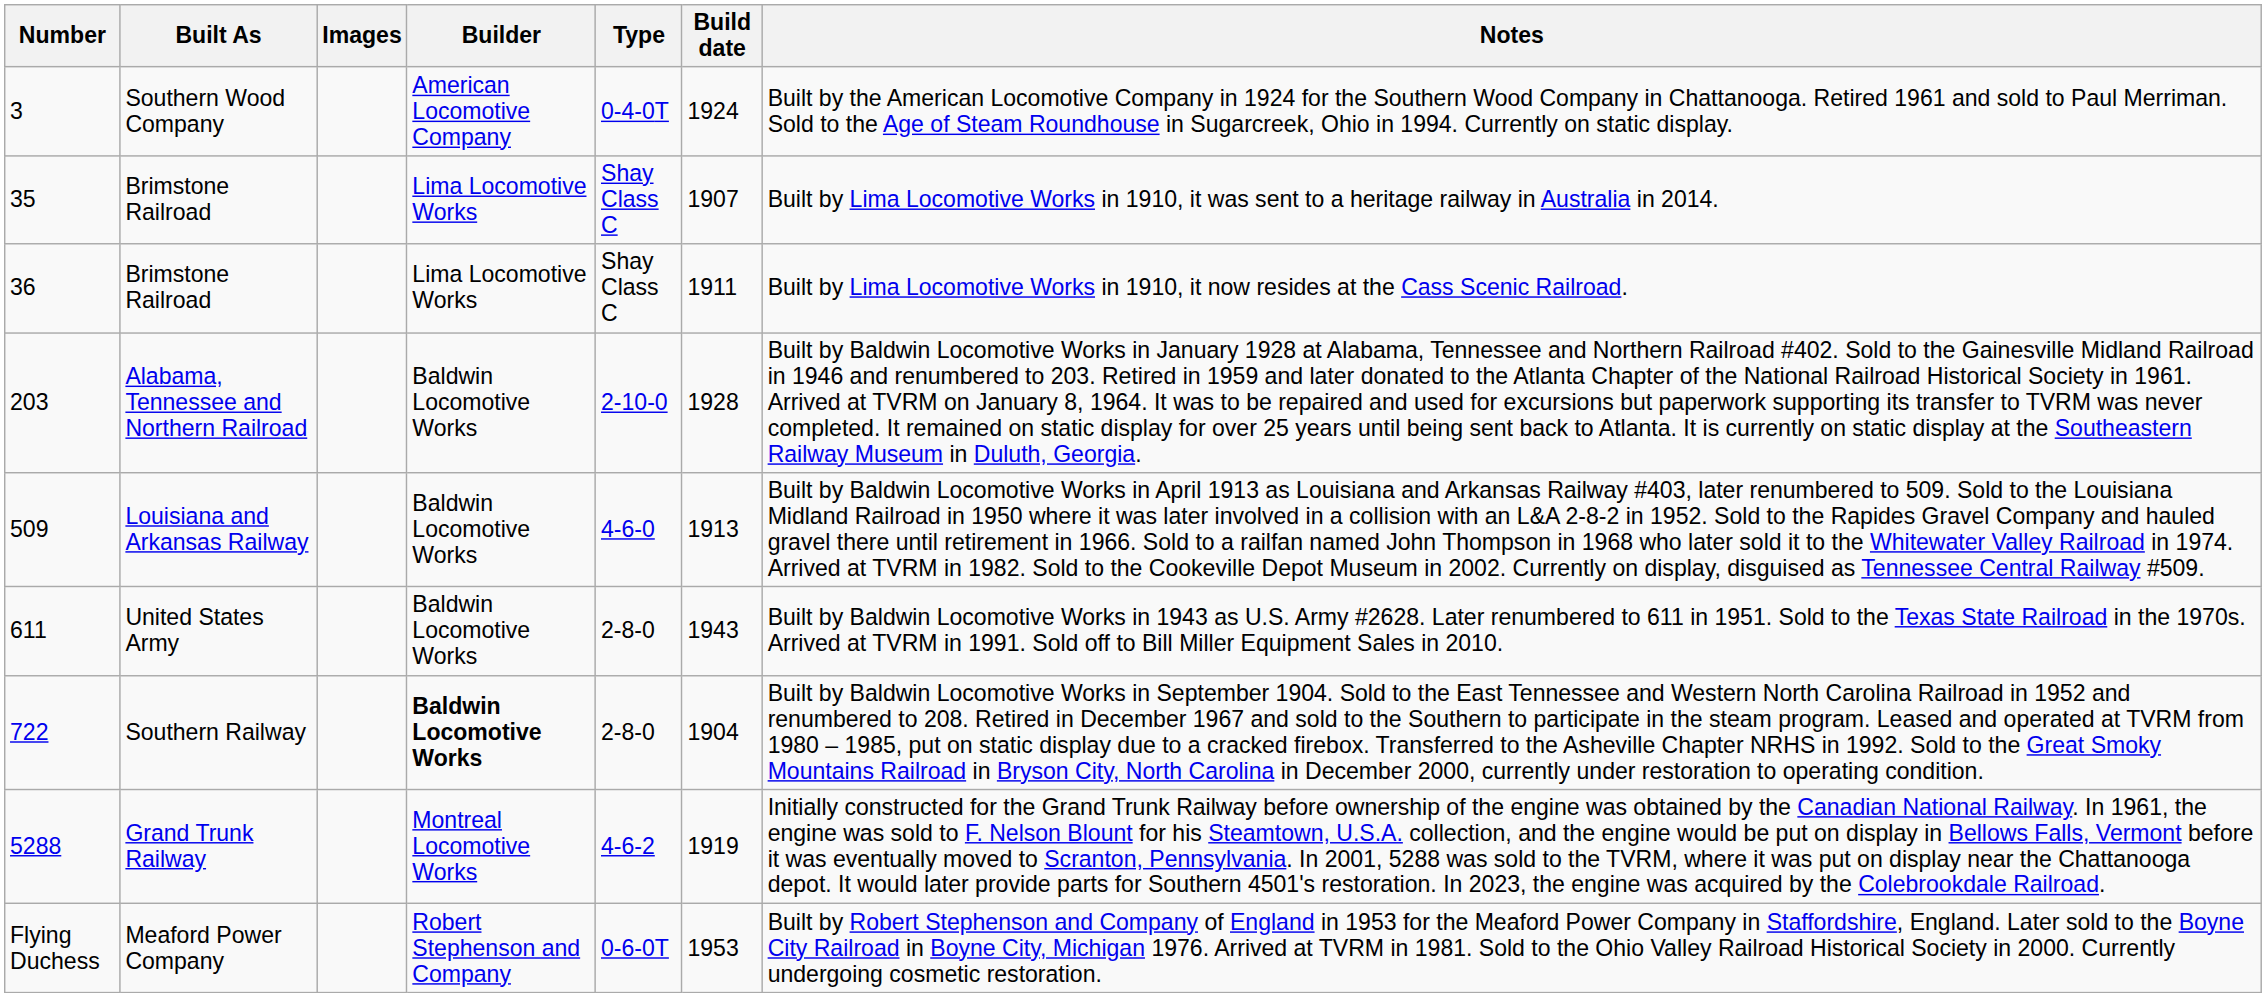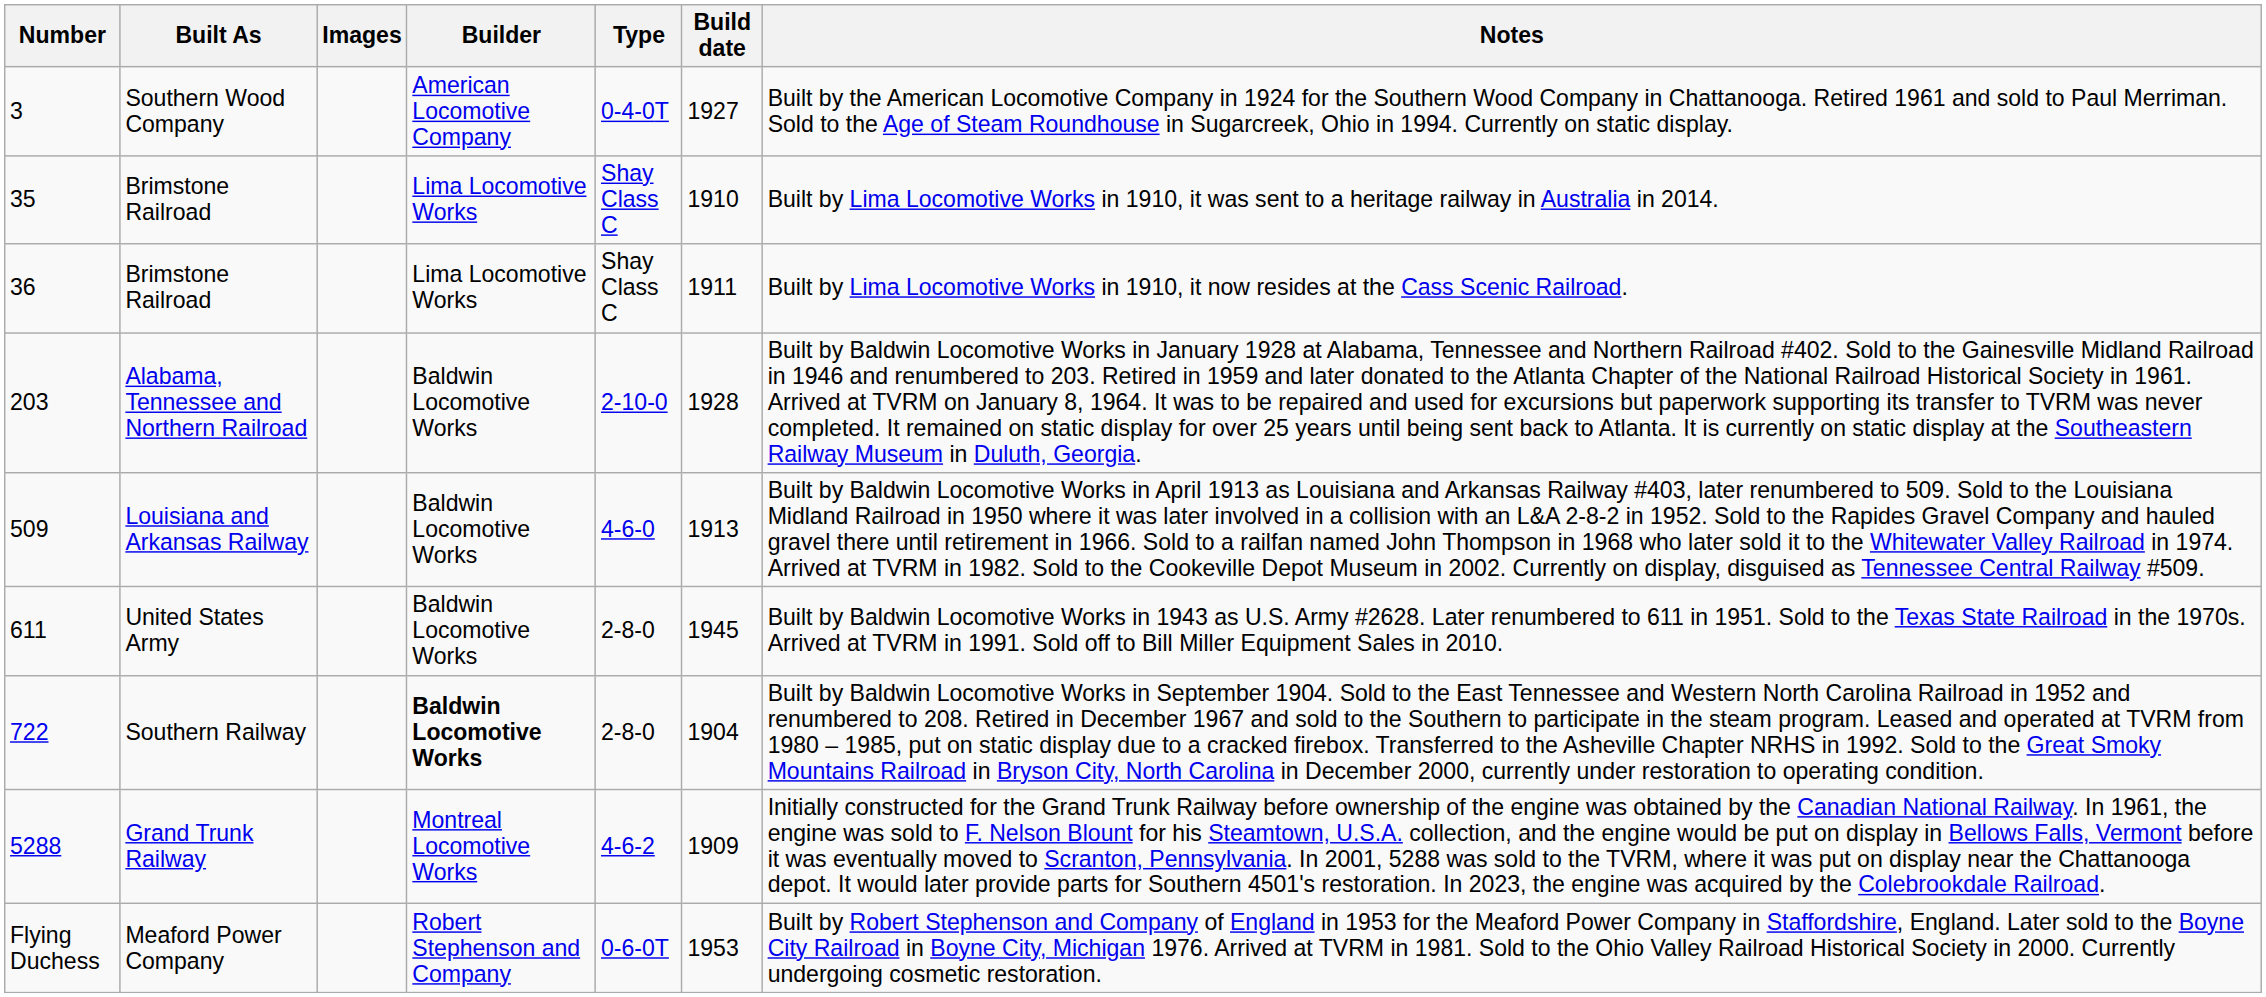(713, 111) 1924 -> (713, 111) 1927
(713, 199) 1907 -> (713, 199) 1910
(713, 630) 1943 -> (713, 630) 1945
(713, 846) 1919 -> (713, 846) 1909
